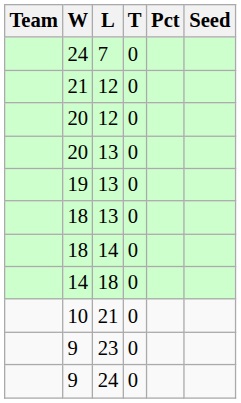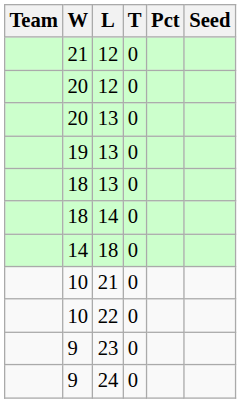- row: (78, 53)
+ row: (78, 315)
